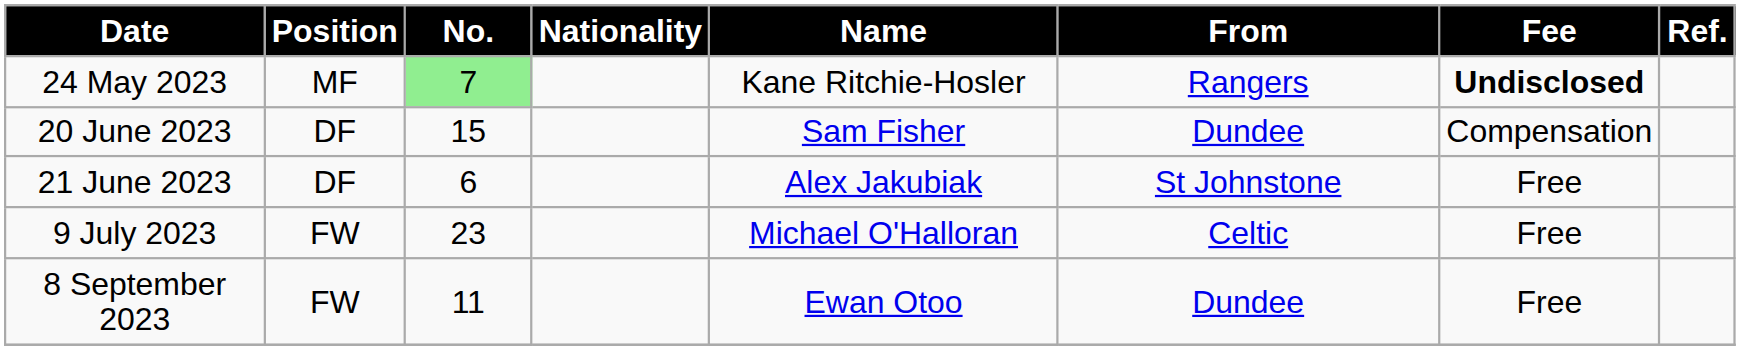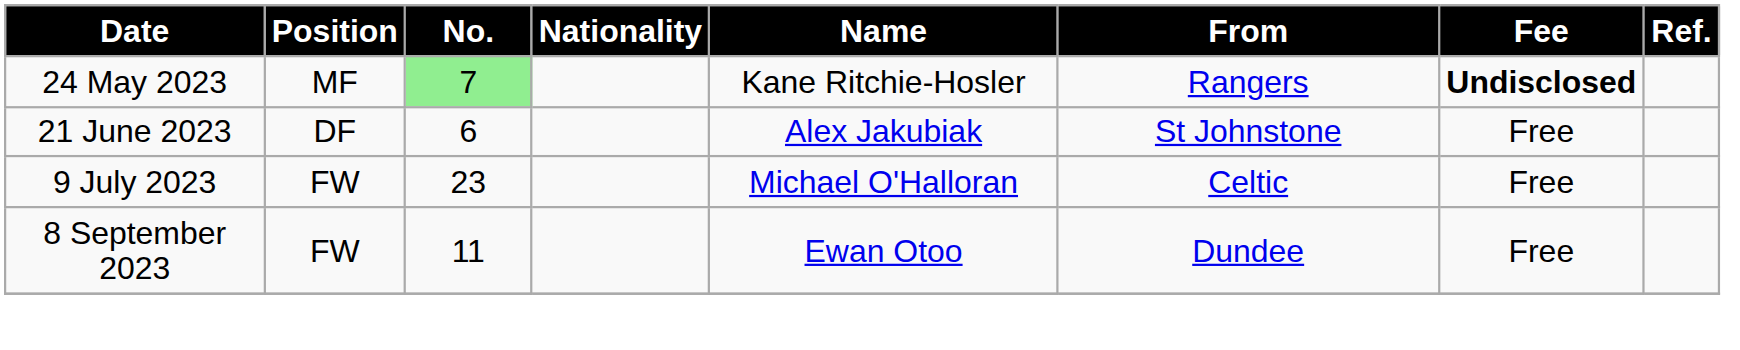- row: (135, 132)
